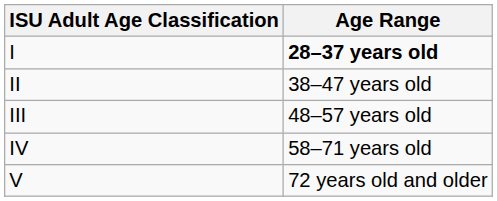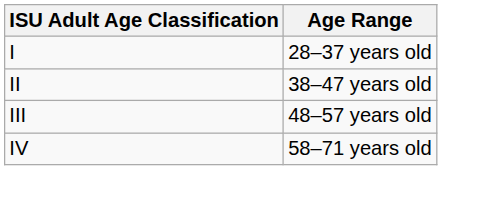(363, 52) bold -> (360, 52) normal
- row: (16, 180)
